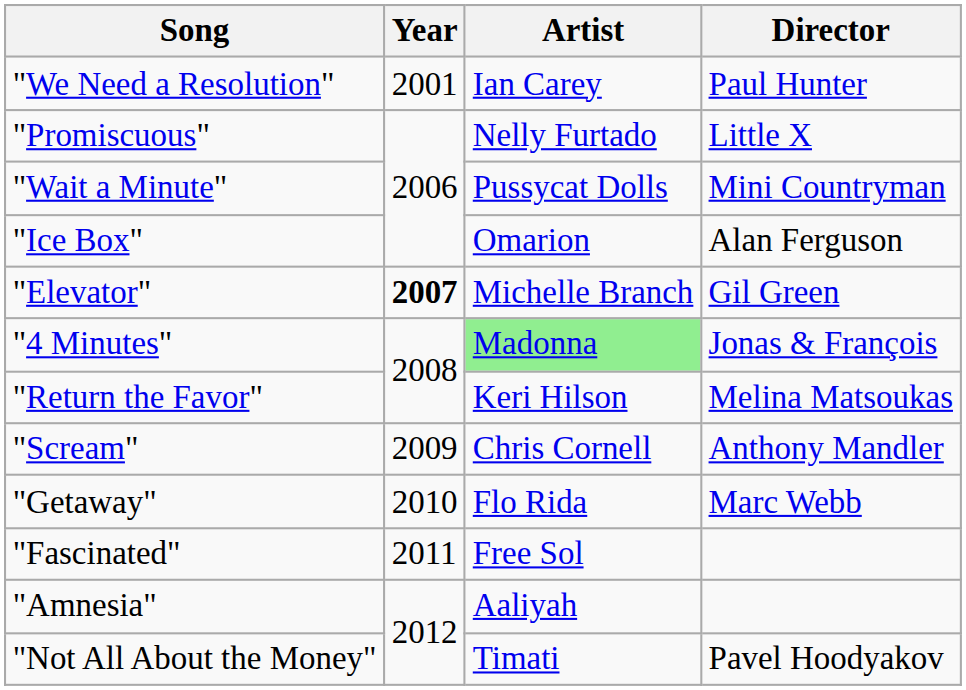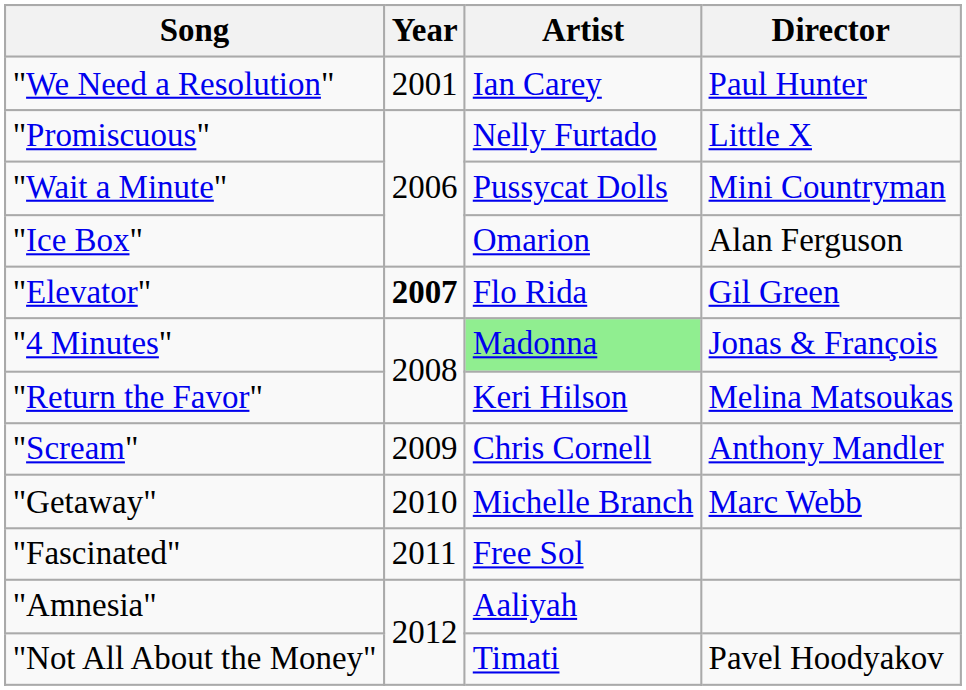(583, 291) Michelle Branch -> (530, 291) Flo Rida
(530, 501) Flo Rida -> (583, 501) Michelle Branch
